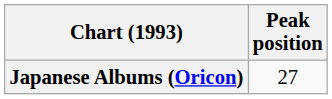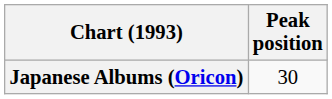(288, 76) 27 -> (288, 76) 30
